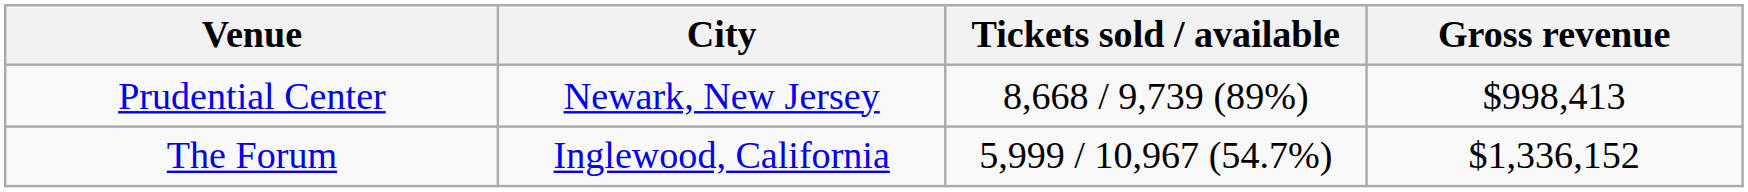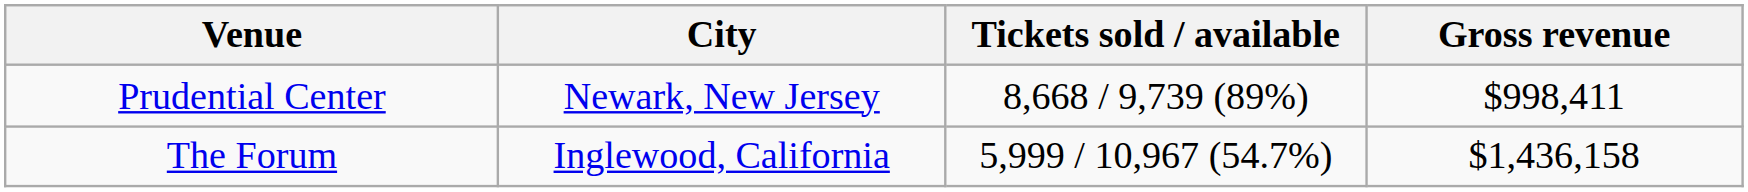(1554, 95) $998,413 -> (1554, 95) $998,411
(1554, 155) $1,336,152 -> (1554, 155) $1,436,158
